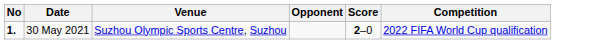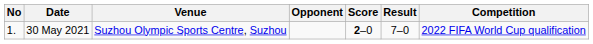+ column: (400, 13)
(11, 30) bold -> (11, 30) normal
